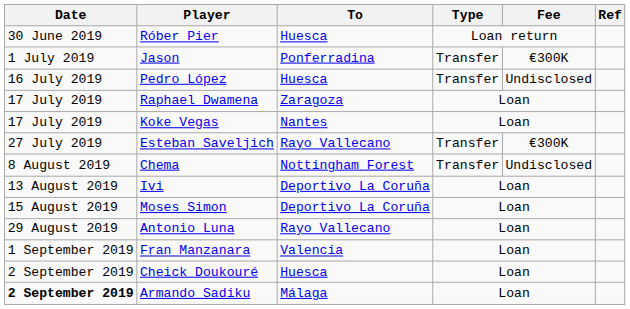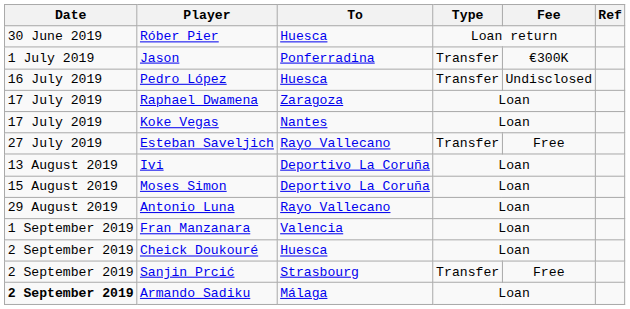(549, 144) €300K -> (549, 144) Free
- row: (160, 165)
+ row: (187, 272)
